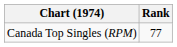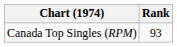(156, 32) 77 -> (156, 32) 93
